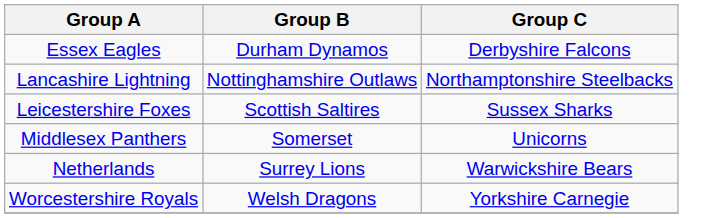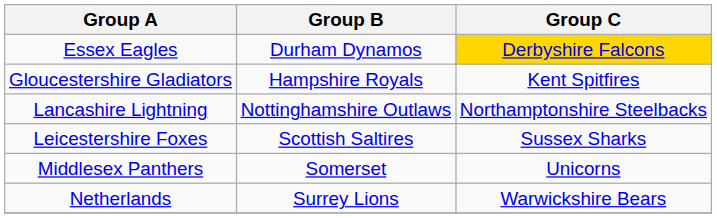(550, 50) no background -> (583, 50) gold background
+ row: (120, 79)
- row: (104, 199)
